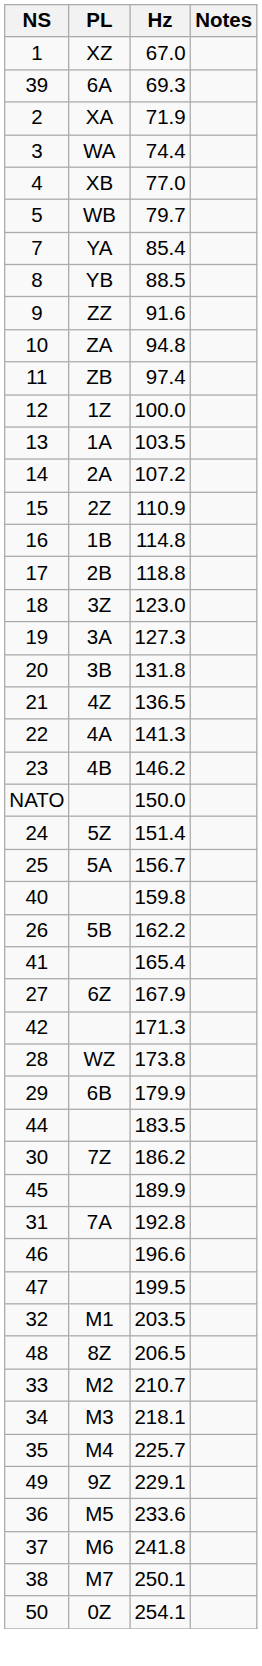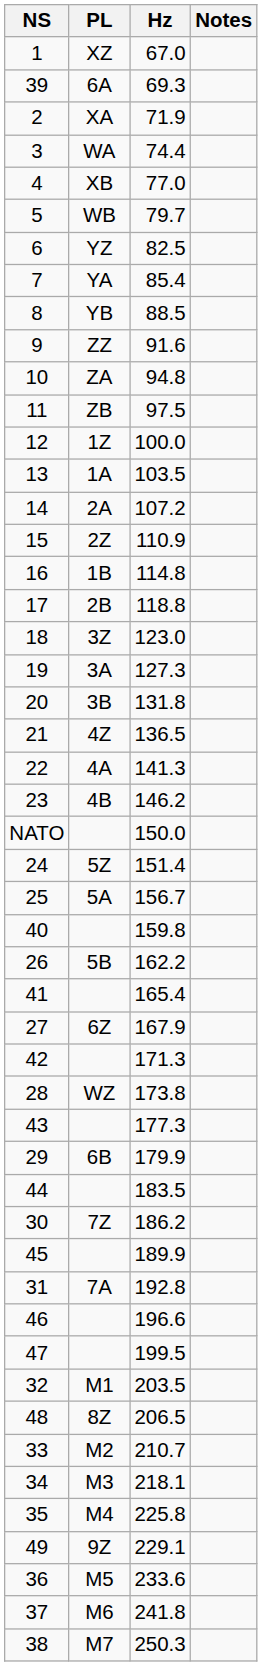+ row: (37, 248)
(166, 378) 97.4 -> (166, 410) 97.5
+ row: (37, 1125)
(160, 1449) 225.7 -> (160, 1514) 225.8
(160, 1579) 250.1 -> (160, 1644) 250.3
- row: (37, 1612)
